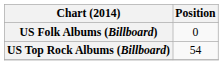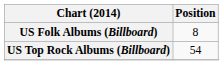(195, 32) 0 -> (195, 32) 8
